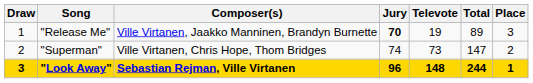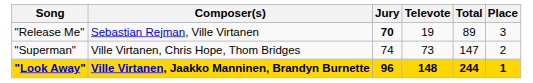- column: (21, 13)
(247, 31) Ville Virtanen, Jaakko Manninen, Brandyn Burnette -> (175, 31) Sebastian Rejman, Ville Virtanen
(206, 68) Sebastian Rejman, Ville Virtanen -> (230, 68) Ville Virtanen, Jaakko Manninen, Brandyn Burnette
